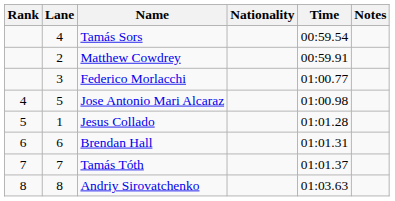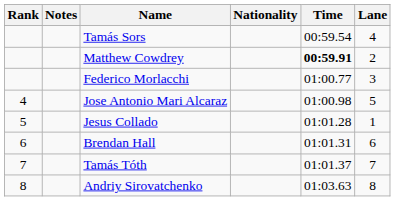columns swapped: (60, 15) <-> (370, 15)
(324, 57) normal -> (328, 57) bold
